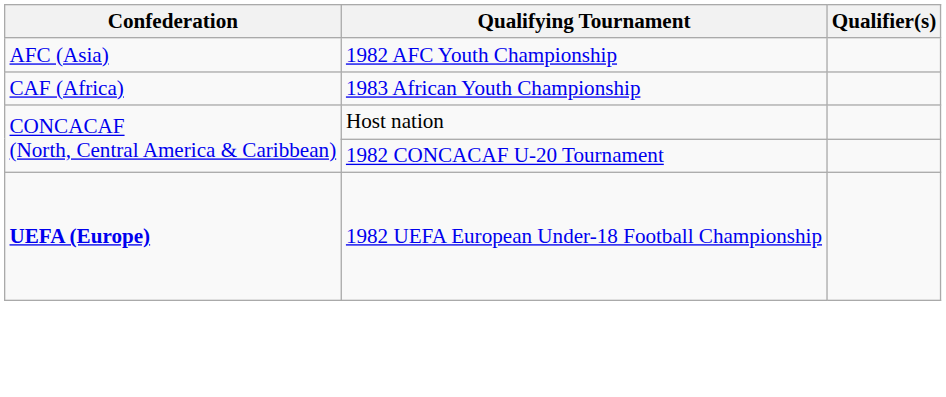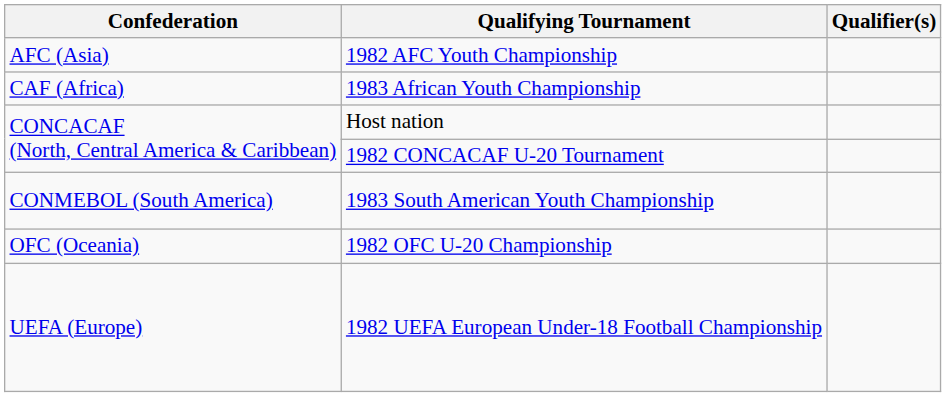+ row: (530, 200)
+ row: (479, 245)
(80, 236) bold -> (76, 326) normal
